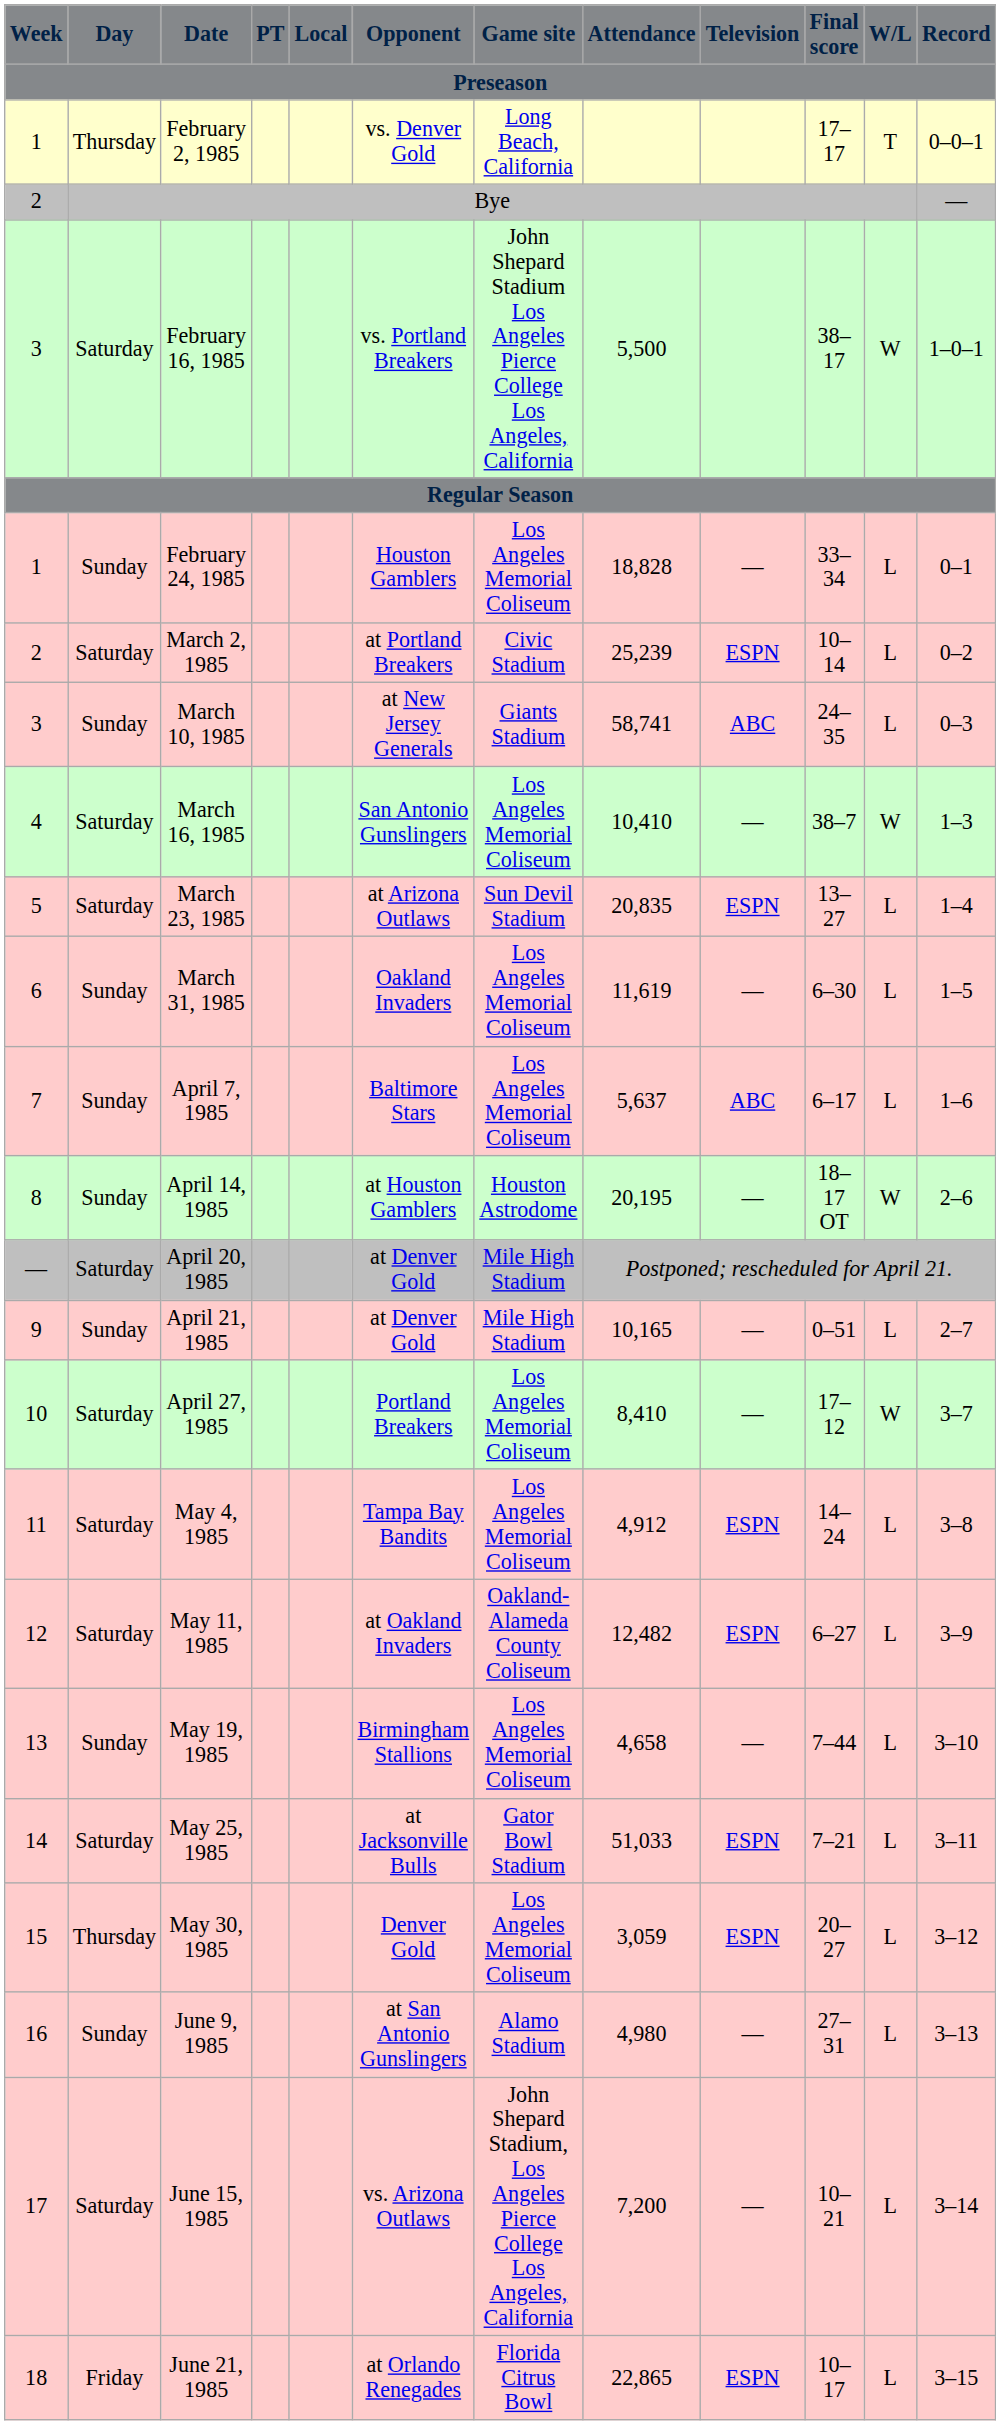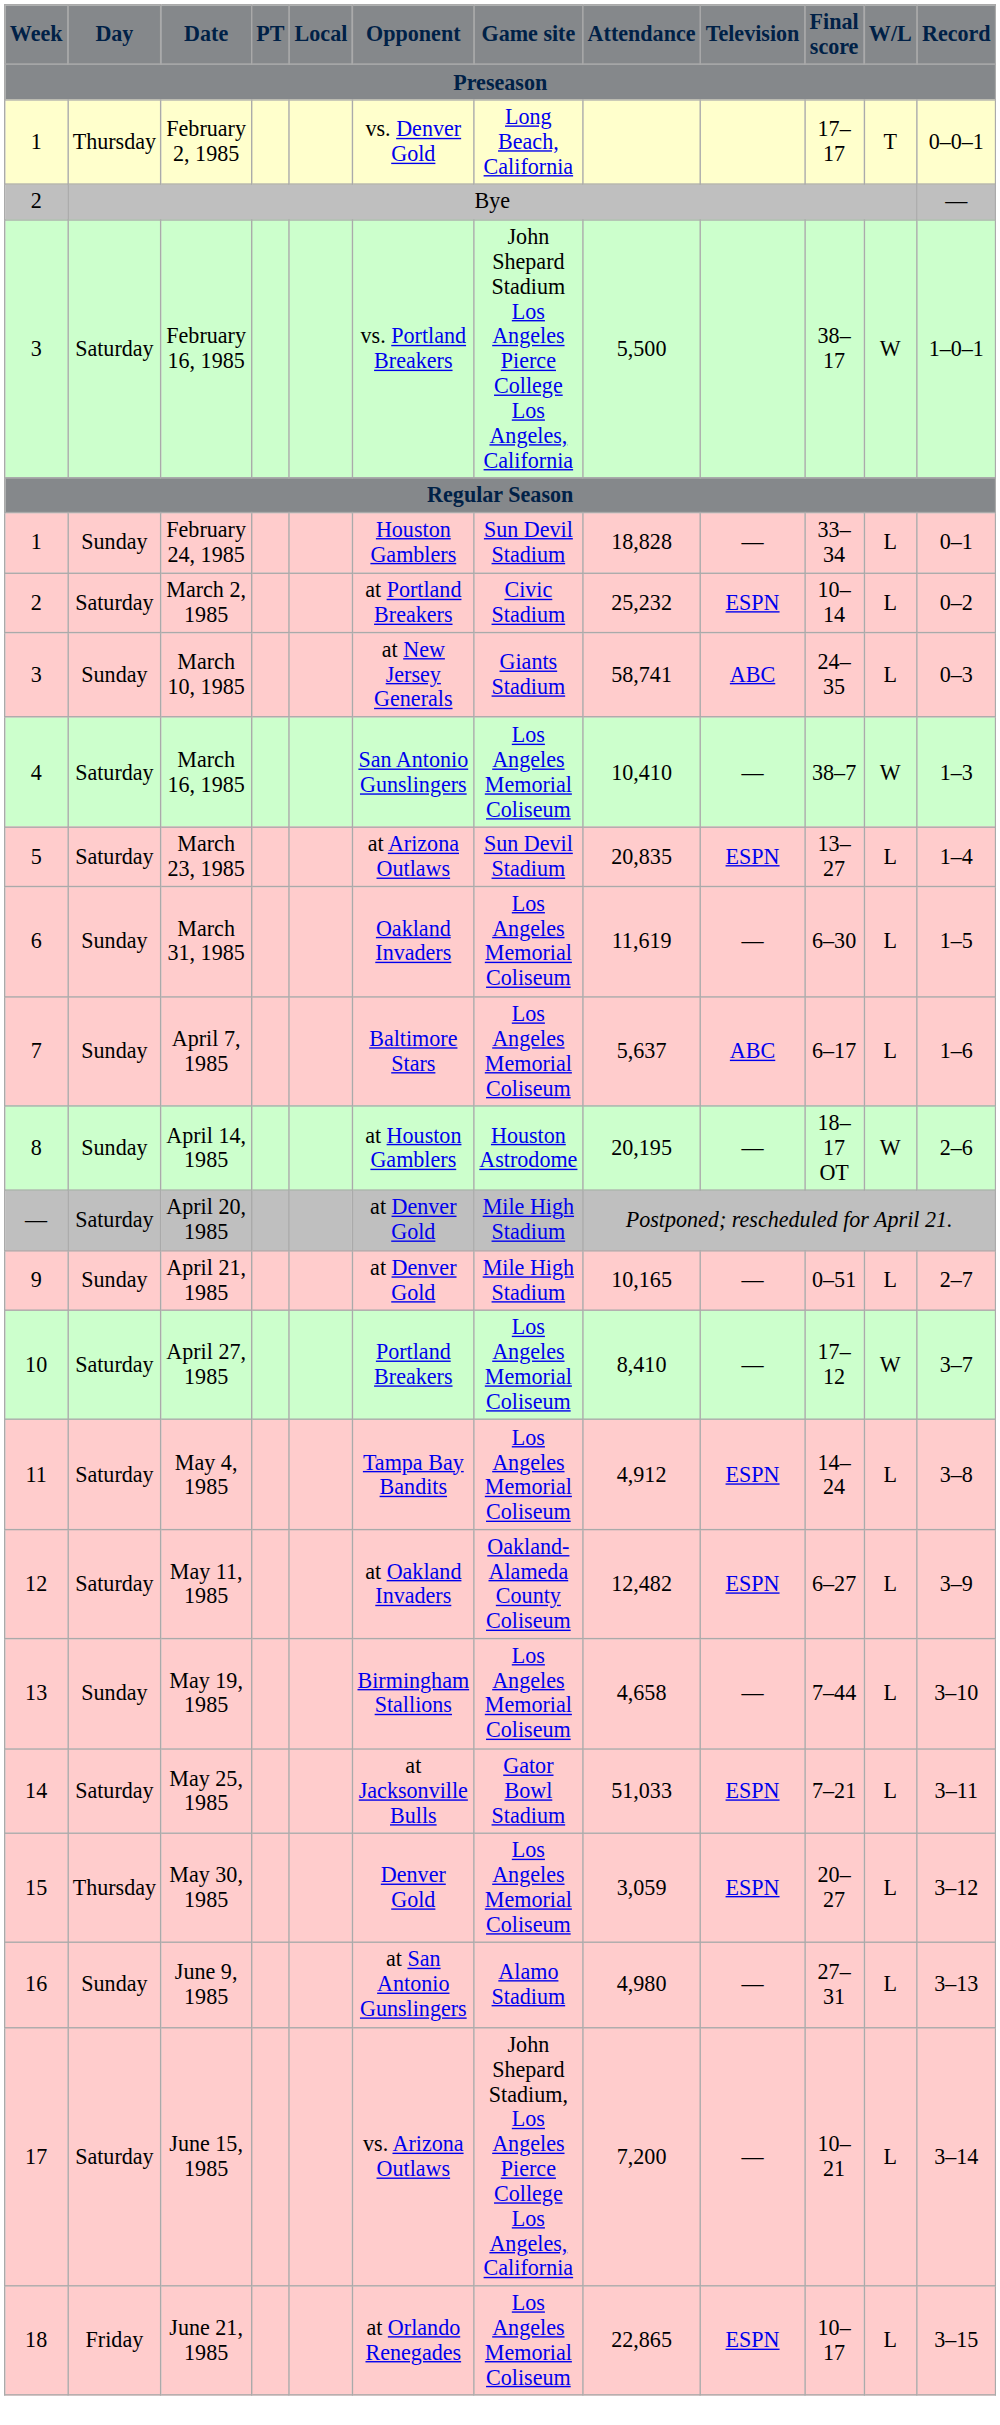(528, 567) Los Angeles Memorial Coliseum -> (528, 542) Sun Devil Stadium
(642, 652) 25,239 -> (642, 602) 25,232
(528, 2377) Florida Citrus Bowl -> (528, 2340) Los Angeles Memorial Coliseum
